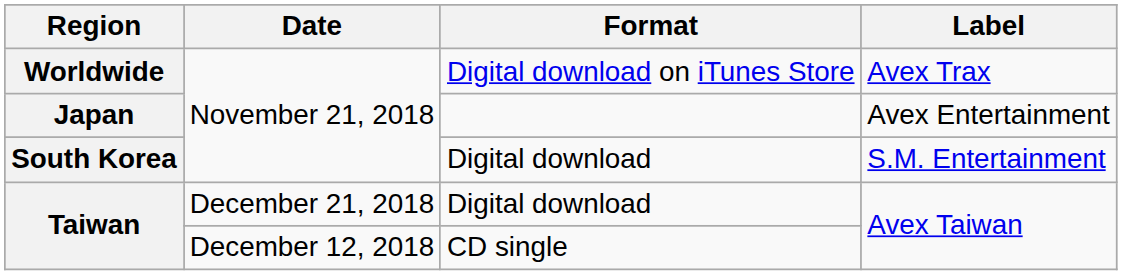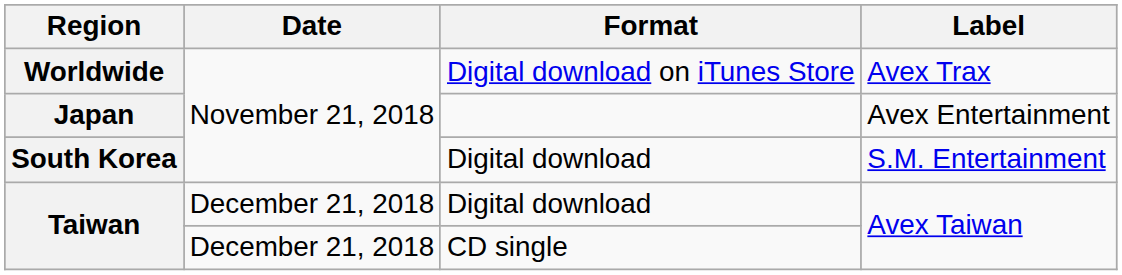(312, 247) December 12, 2018 -> (312, 247) December 21, 2018
